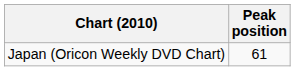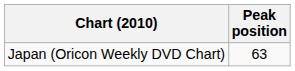(259, 54) 61 -> (259, 54) 63
